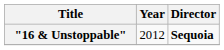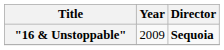(152, 34) 2012 -> (152, 34) 2009
